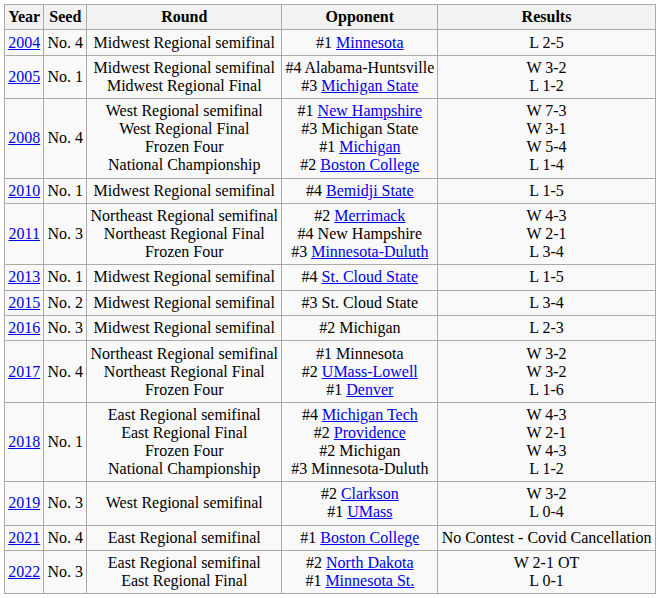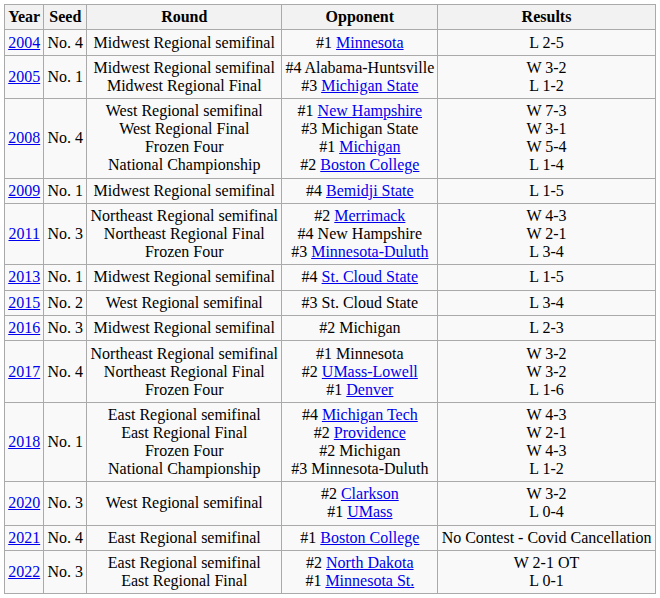(24, 190) 2010 -> (24, 190) 2009
(184, 302) Midwest Regional semifinal -> (184, 302) West Regional semifinal
(24, 503) 2019 -> (24, 503) 2020
